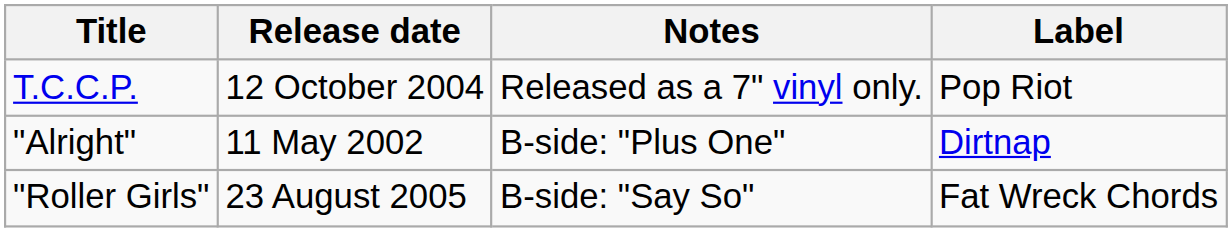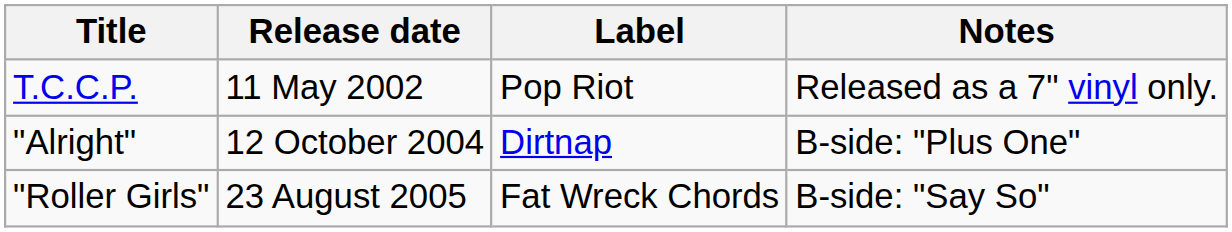columns swapped: (712, 32) <-> (1078, 32)
(355, 87) 12 October 2004 -> (325, 87) 11 May 2002
(325, 142) 11 May 2002 -> (355, 142) 12 October 2004
